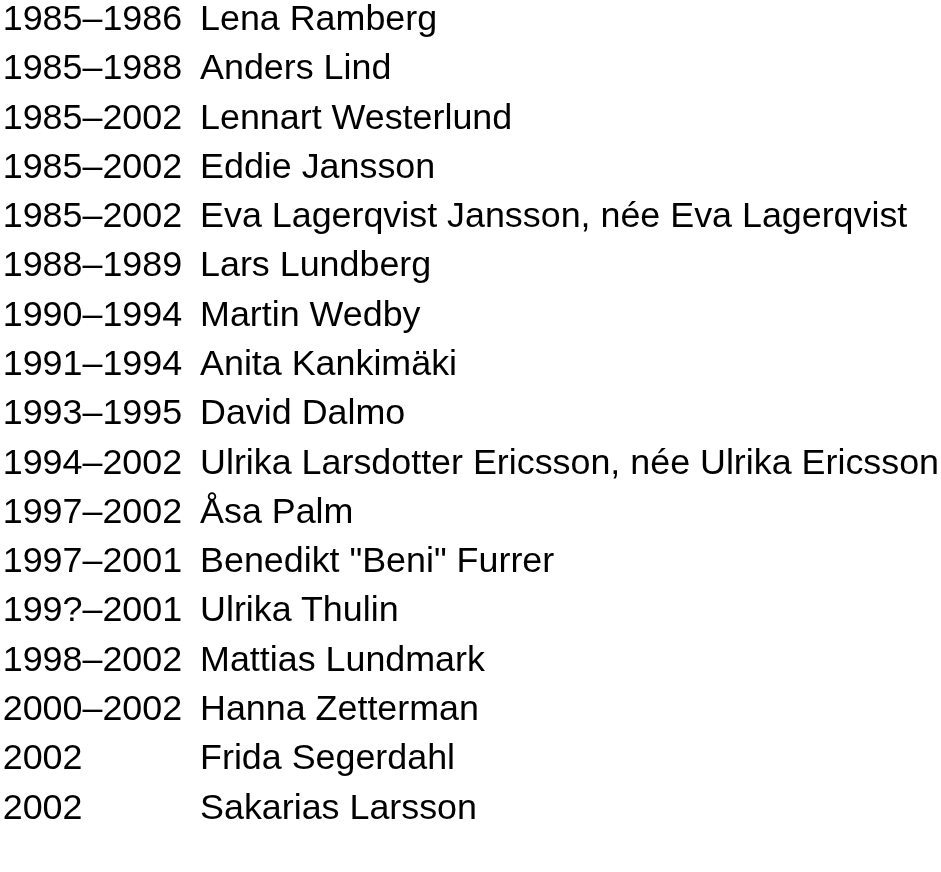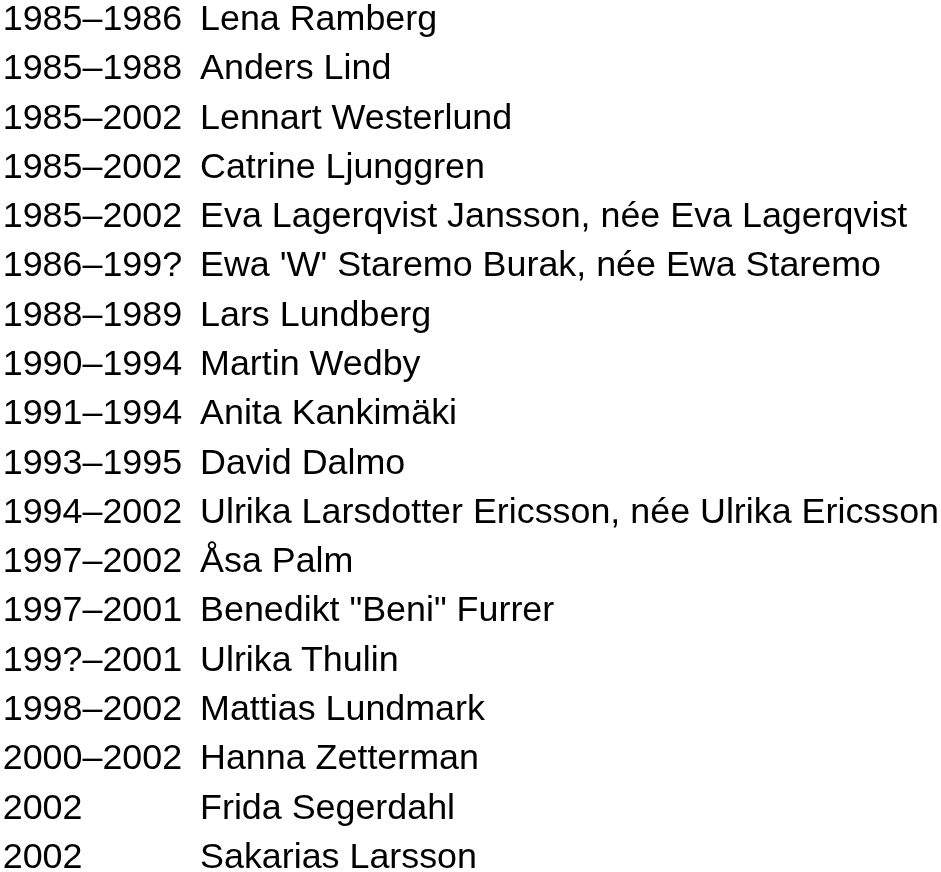+ row: (343, 166)
- row: (318, 166)
+ row: (541, 264)
